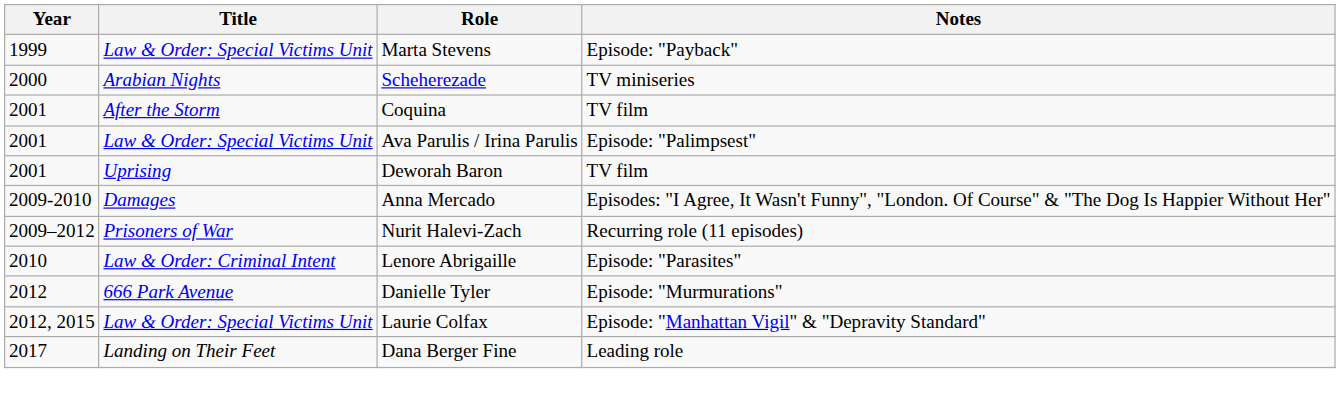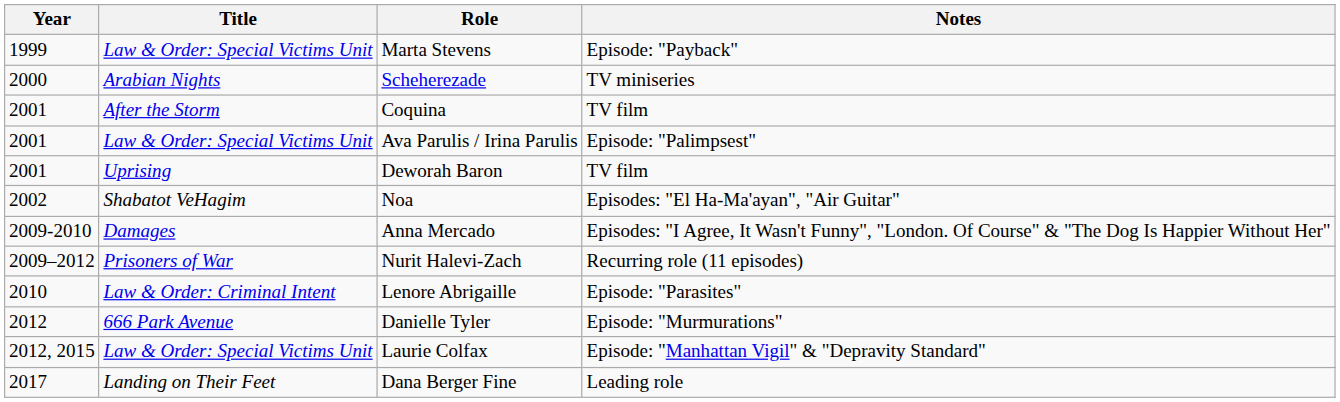+ row: (397, 200)
